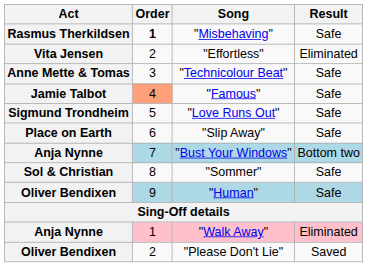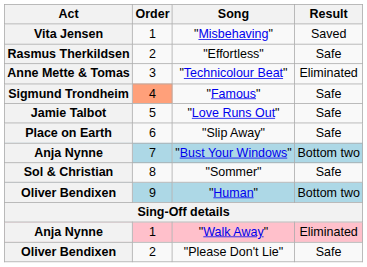(69, 34) Rasmus Therkildsen -> (69, 34) Vita Jensen
(153, 34) bold -> (153, 34) normal
(329, 34) Safe -> (329, 34) Saved
(69, 53) Vita Jensen -> (69, 53) Rasmus Therkildsen
(329, 53) Eliminated -> (329, 53) Safe
(329, 73) Safe -> (329, 73) Eliminated
(69, 93) Jamie Talbot -> (69, 93) Sigmund Trondheim
(69, 113) Sigmund Trondheim -> (69, 113) Jamie Talbot
(329, 192) Safe -> (329, 192) Bottom two
(329, 251) Saved -> (329, 251) Safe
